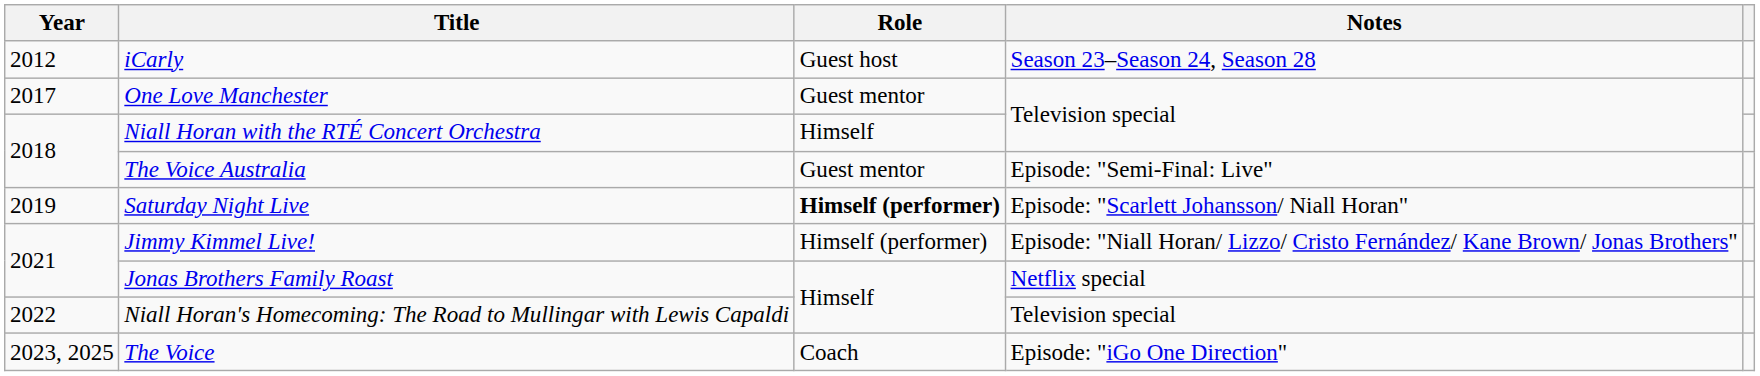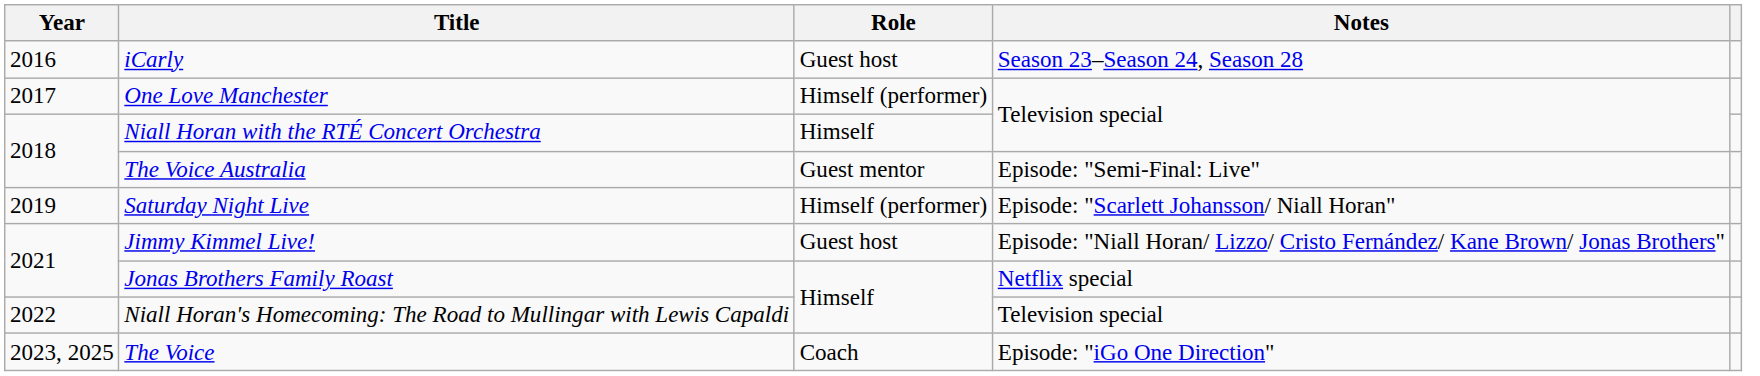(33, 59) 2012 -> (33, 59) 2016
(862, 95) Guest mentor -> (893, 95) Himself (performer)
(900, 205) bold -> (893, 205) normal
(893, 242) Himself (performer) -> (849, 242) Guest host
